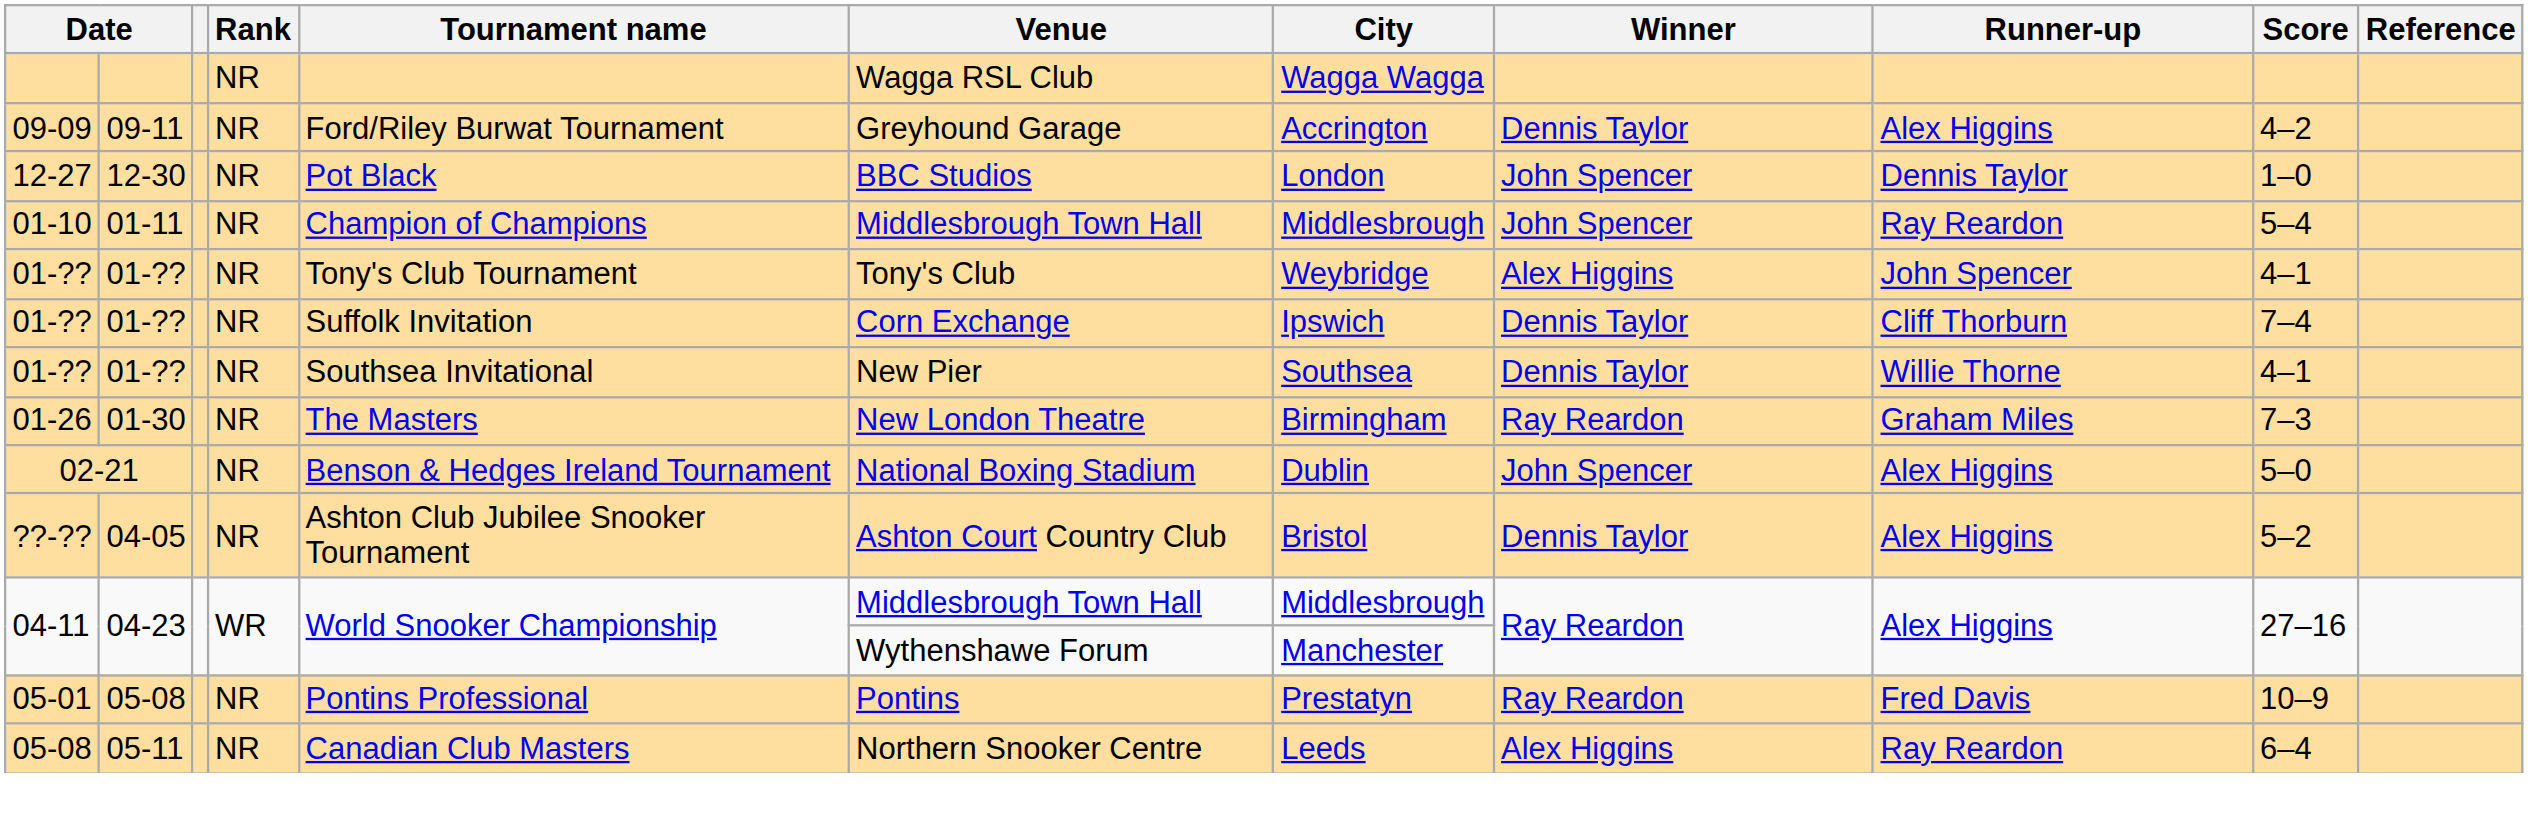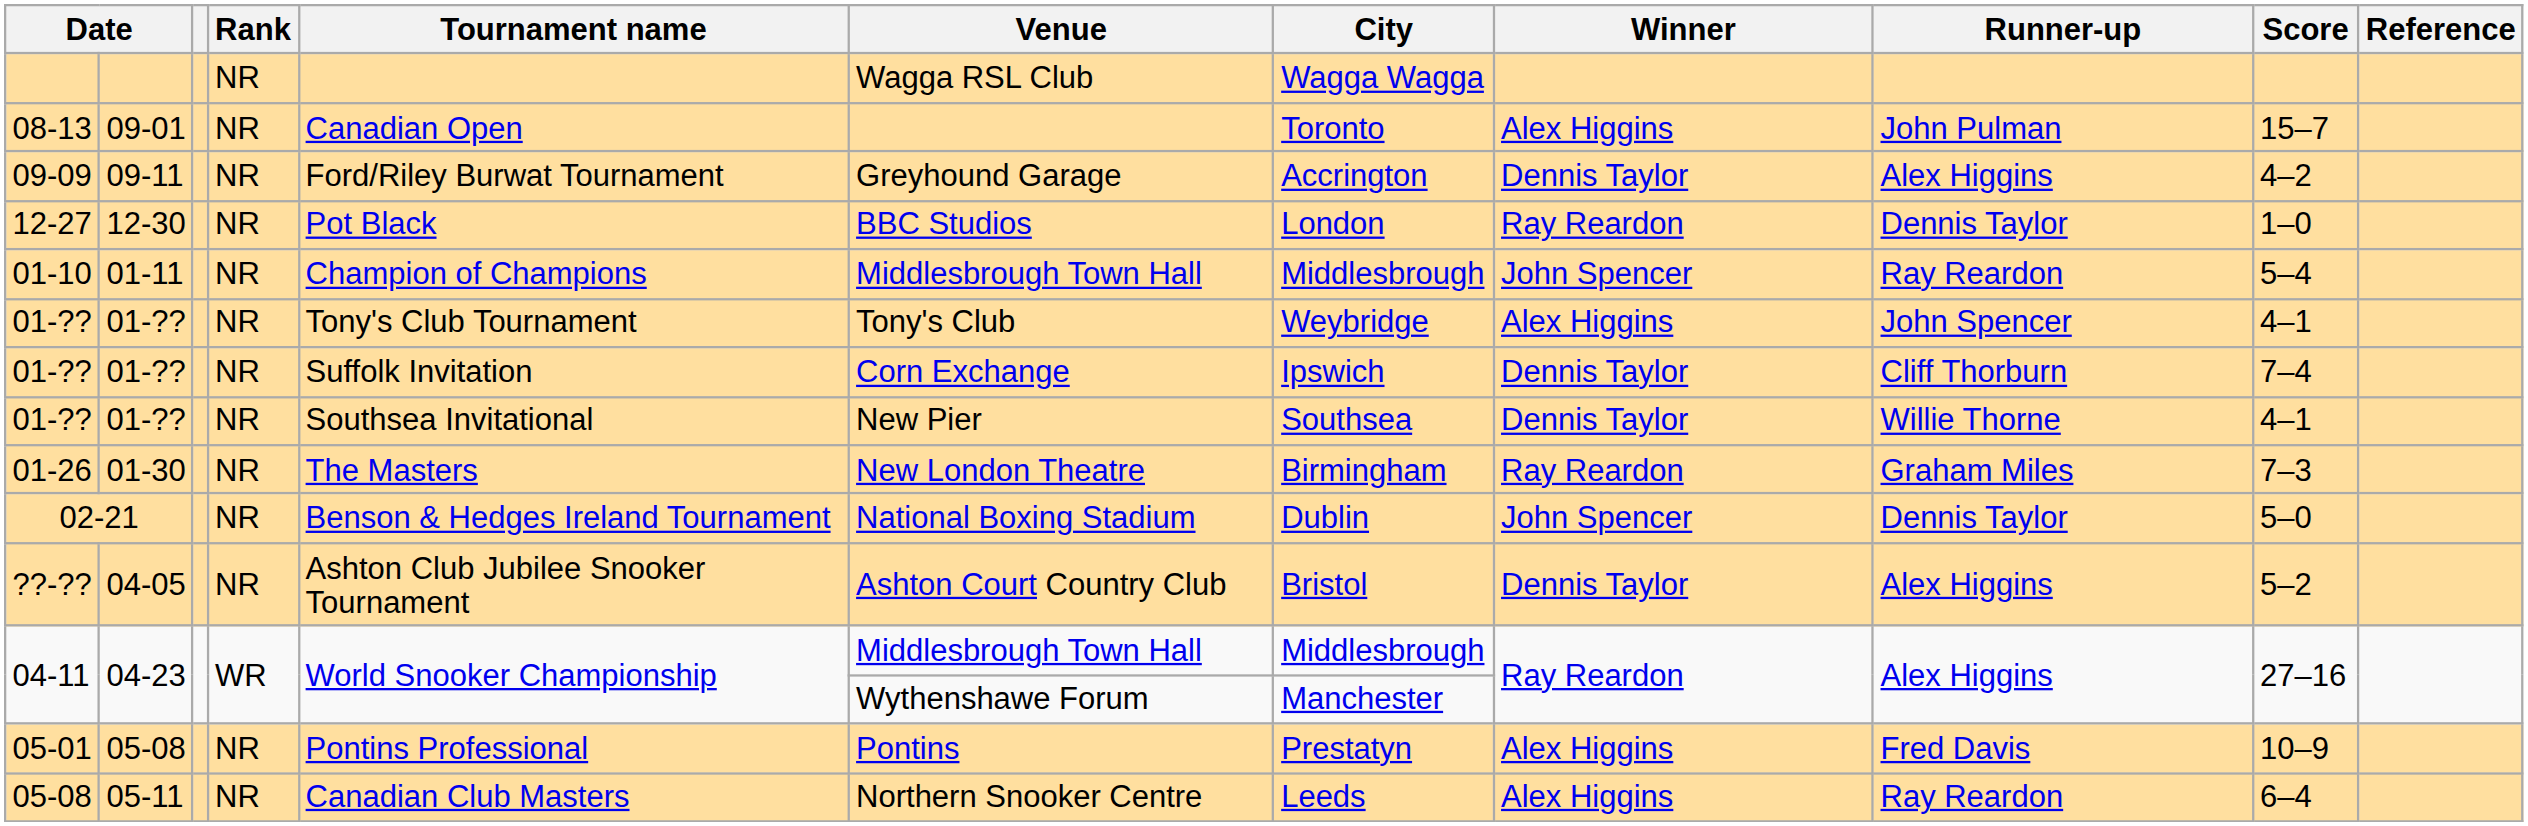+ row: (52, 127)
(1597, 176) John Spencer -> (1592, 225) Ray Reardon
(1967, 469) Alex Higgins -> (1974, 518) Dennis Taylor
(1592, 699) Ray Reardon -> (1587, 748) Alex Higgins
